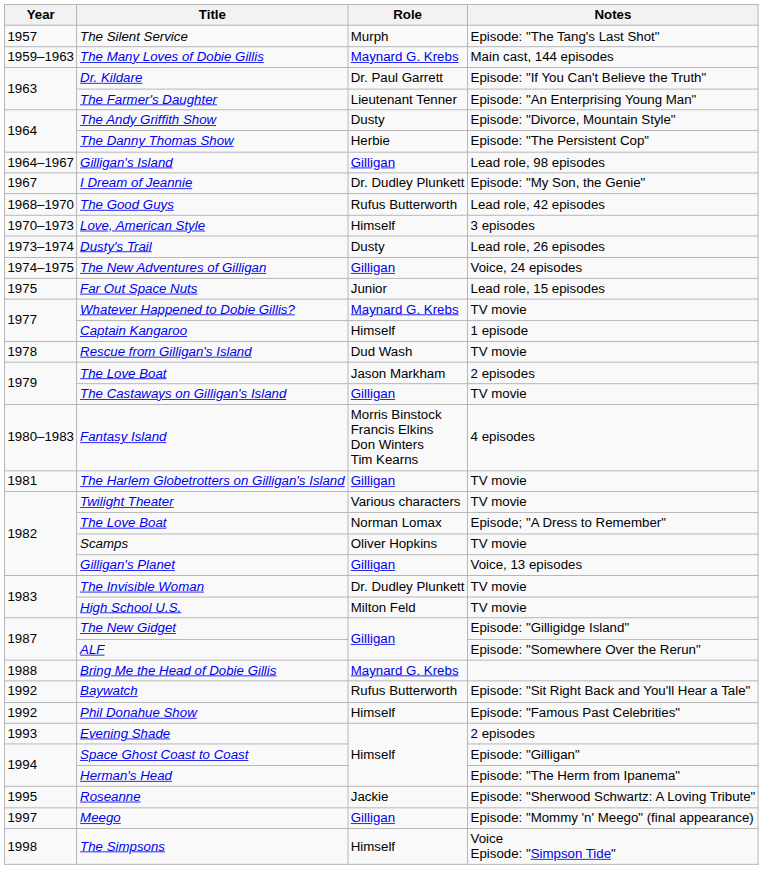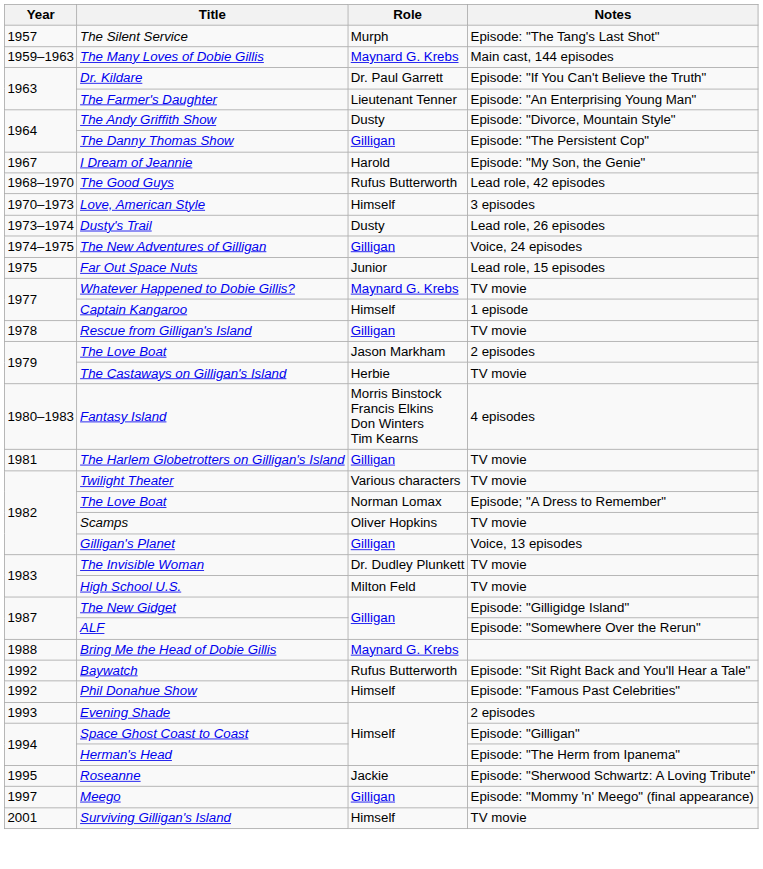(370, 141) Herbie -> (373, 141) Gilligan
- row: (126, 162)
(408, 183) Dr. Dudley Plunkett -> (370, 162) Harold
(382, 352) Dud Wash -> (373, 330) Gilligan
(373, 394) Gilligan -> (370, 373) Herbie
- row: (123, 846)
+ row: (156, 818)
